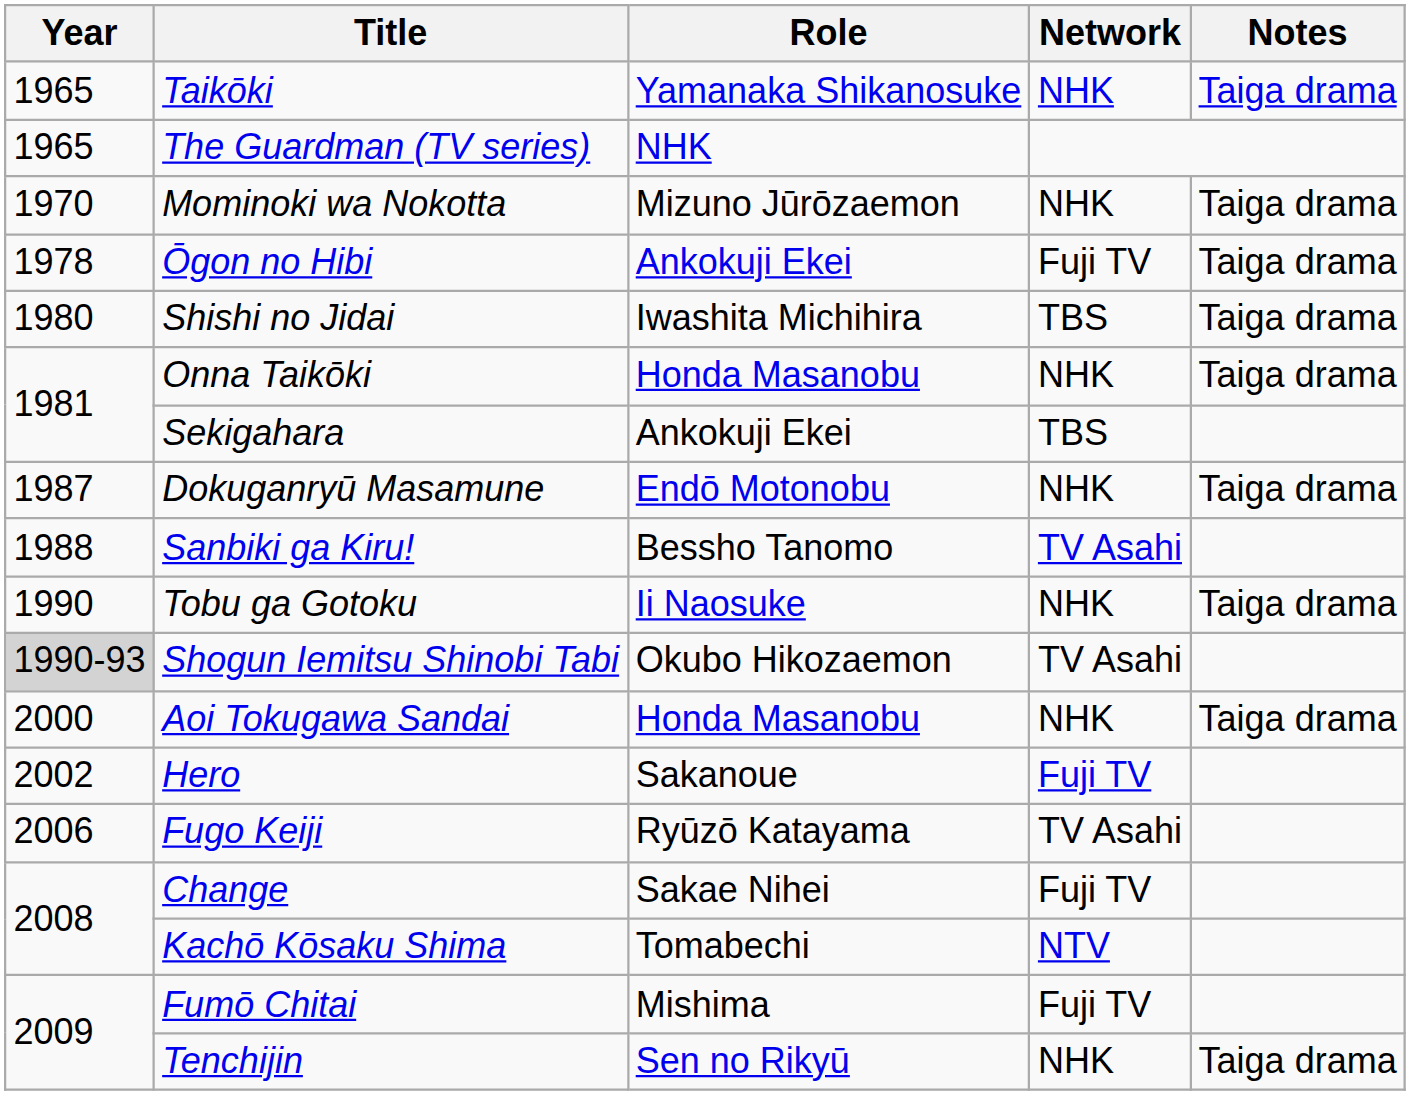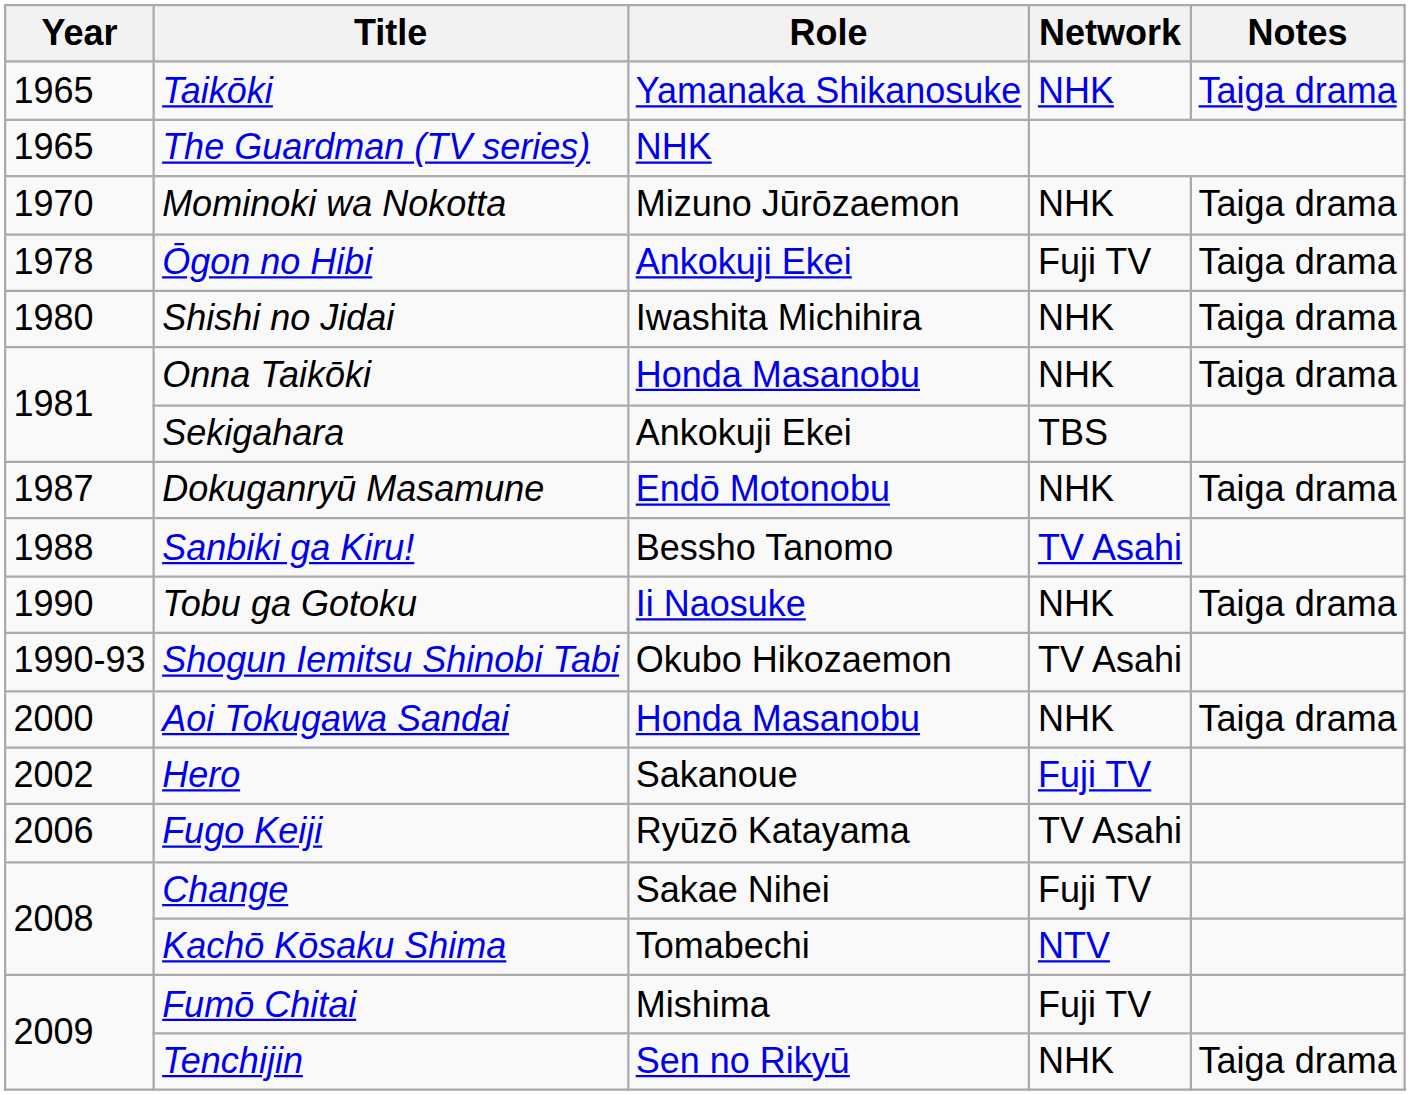(1073, 318) TBS -> (1076, 318) NHK
(79, 661) lightgrey background -> (79, 661) no background
